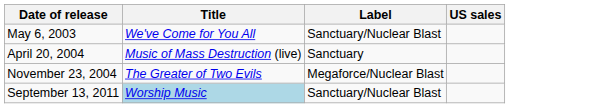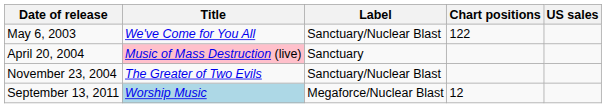+ column: (495, 14)
(213, 54) no background -> (213, 54) pink background
(375, 74) Megaforce/Nuclear Blast -> (374, 74) Sanctuary/Nuclear Blast
(374, 93) Sanctuary/Nuclear Blast -> (375, 93) Megaforce/Nuclear Blast
